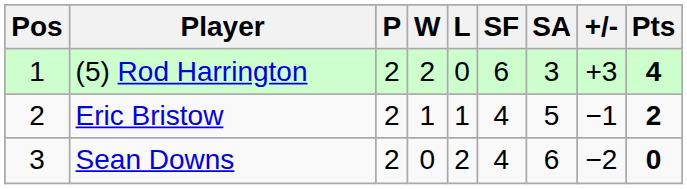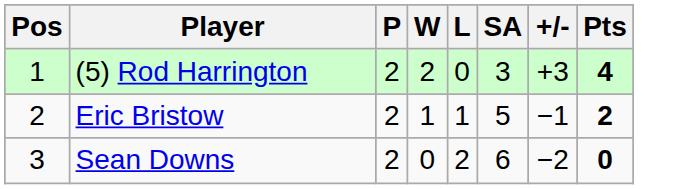- column: (501, 26)
